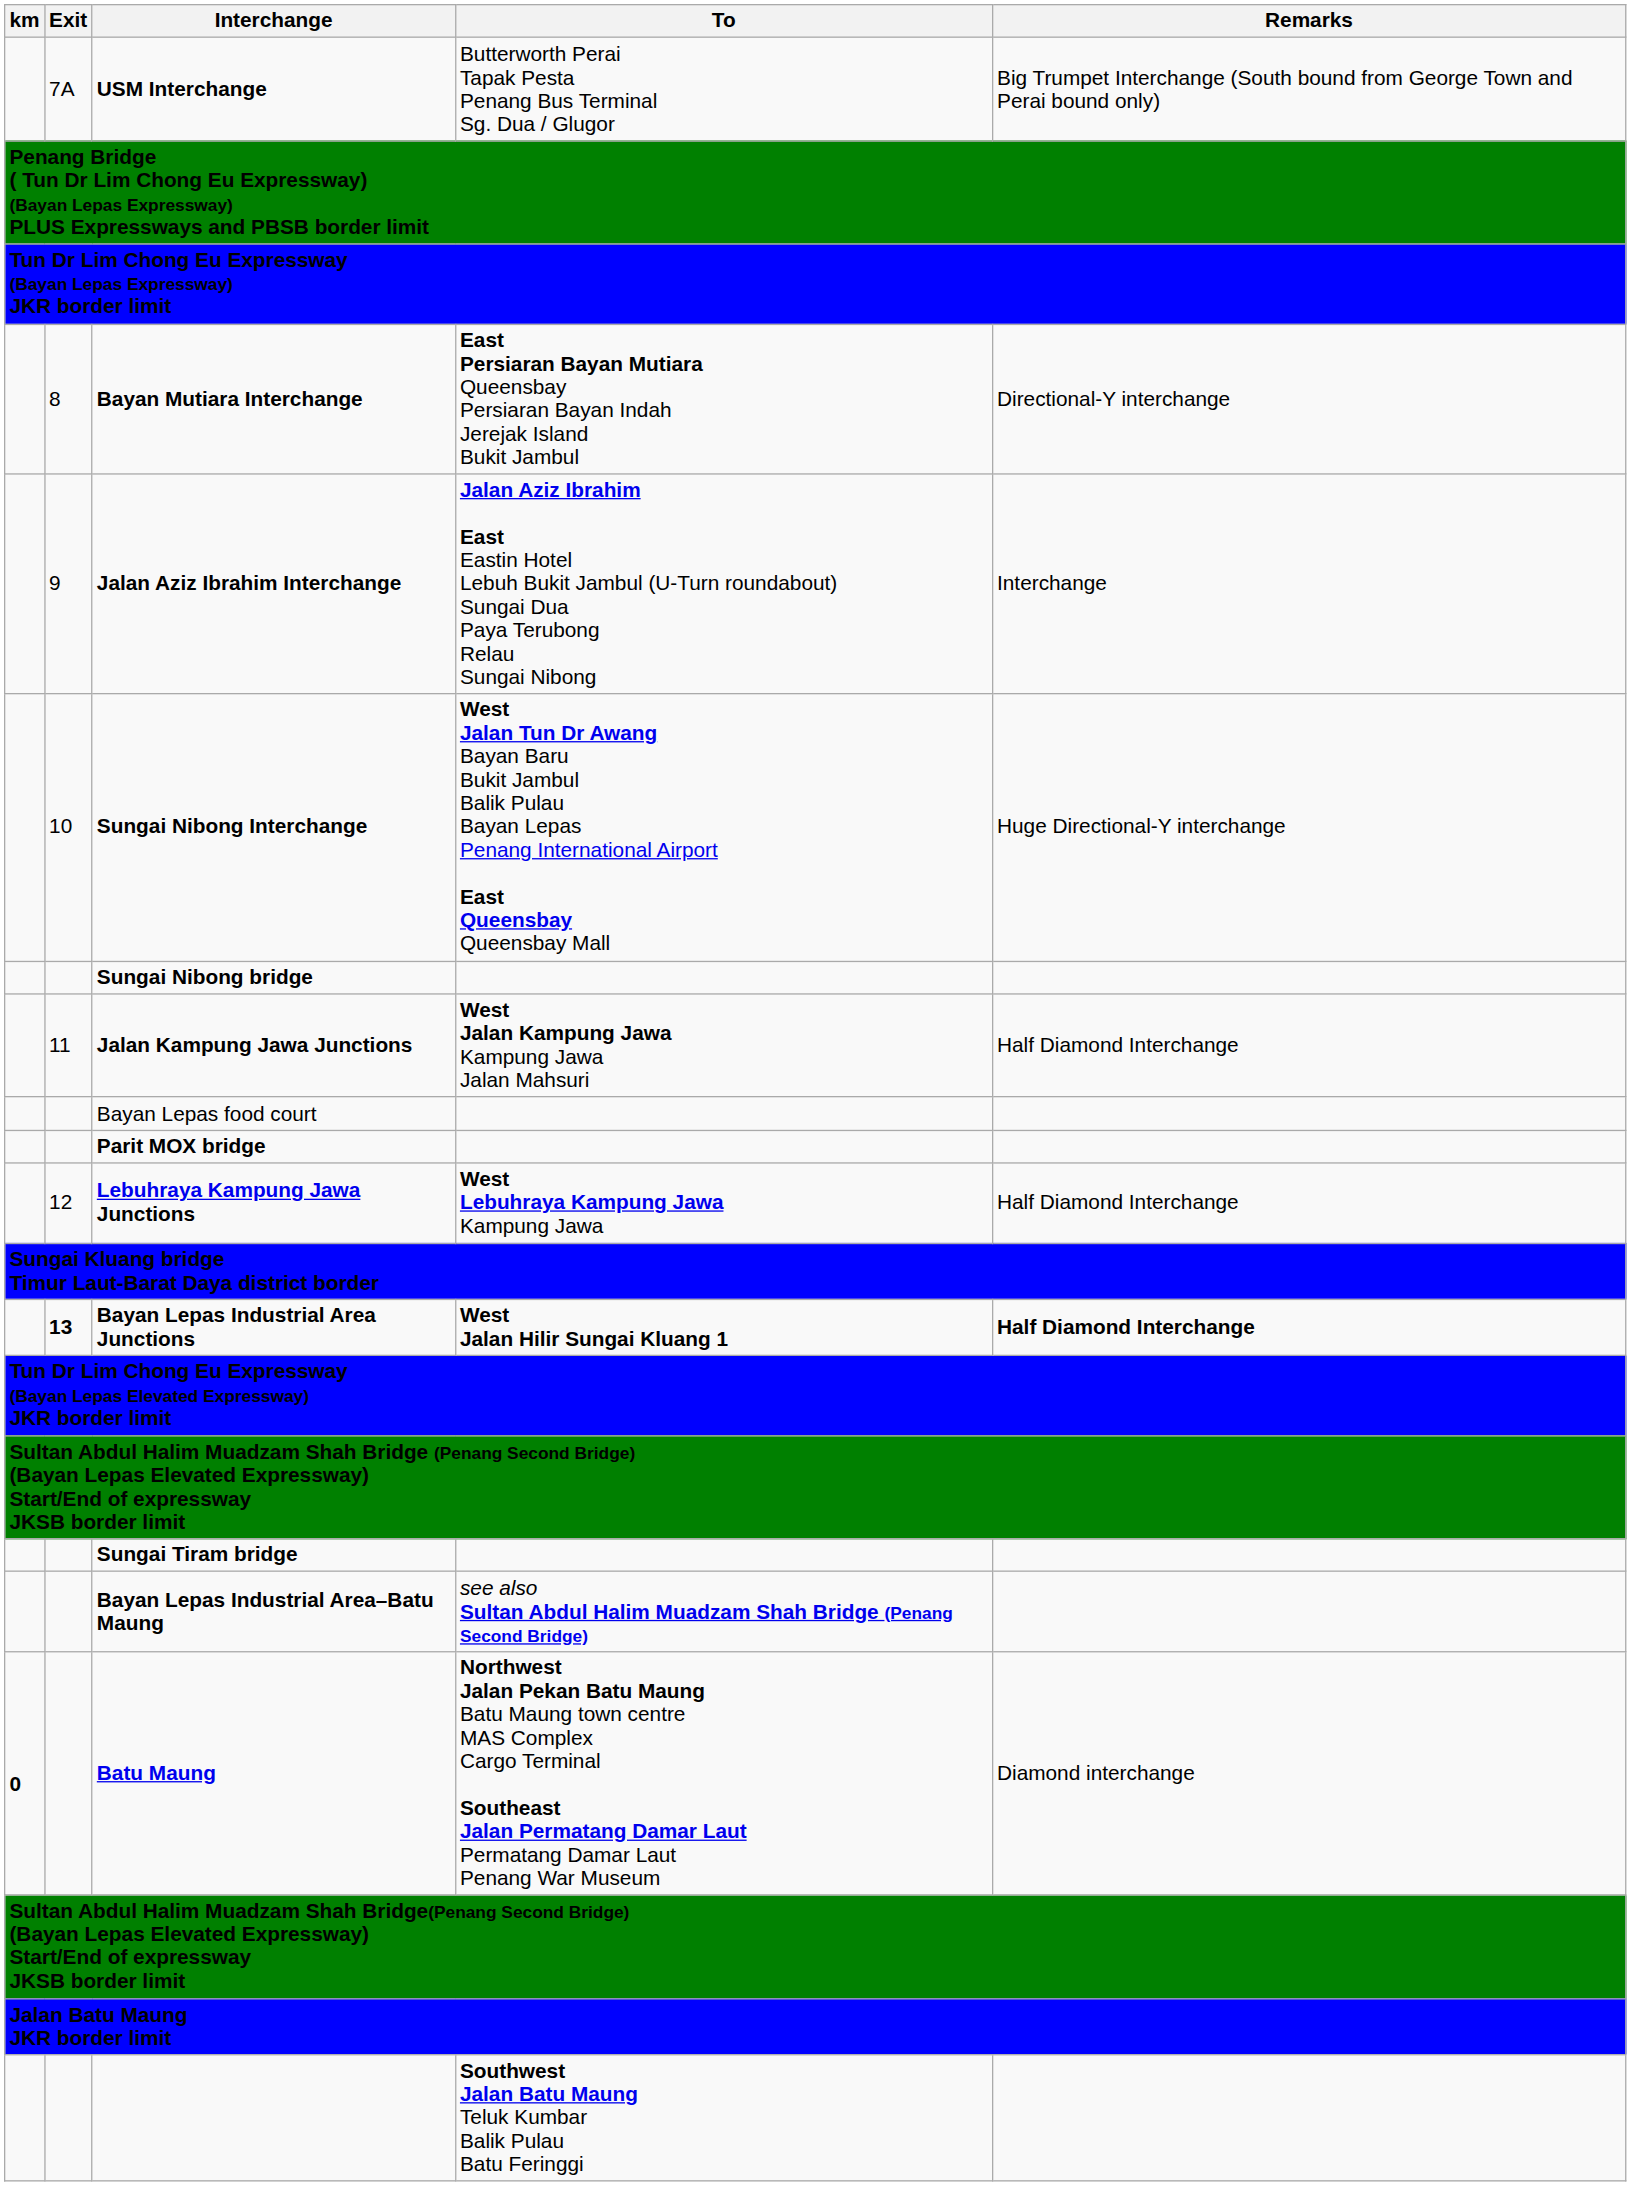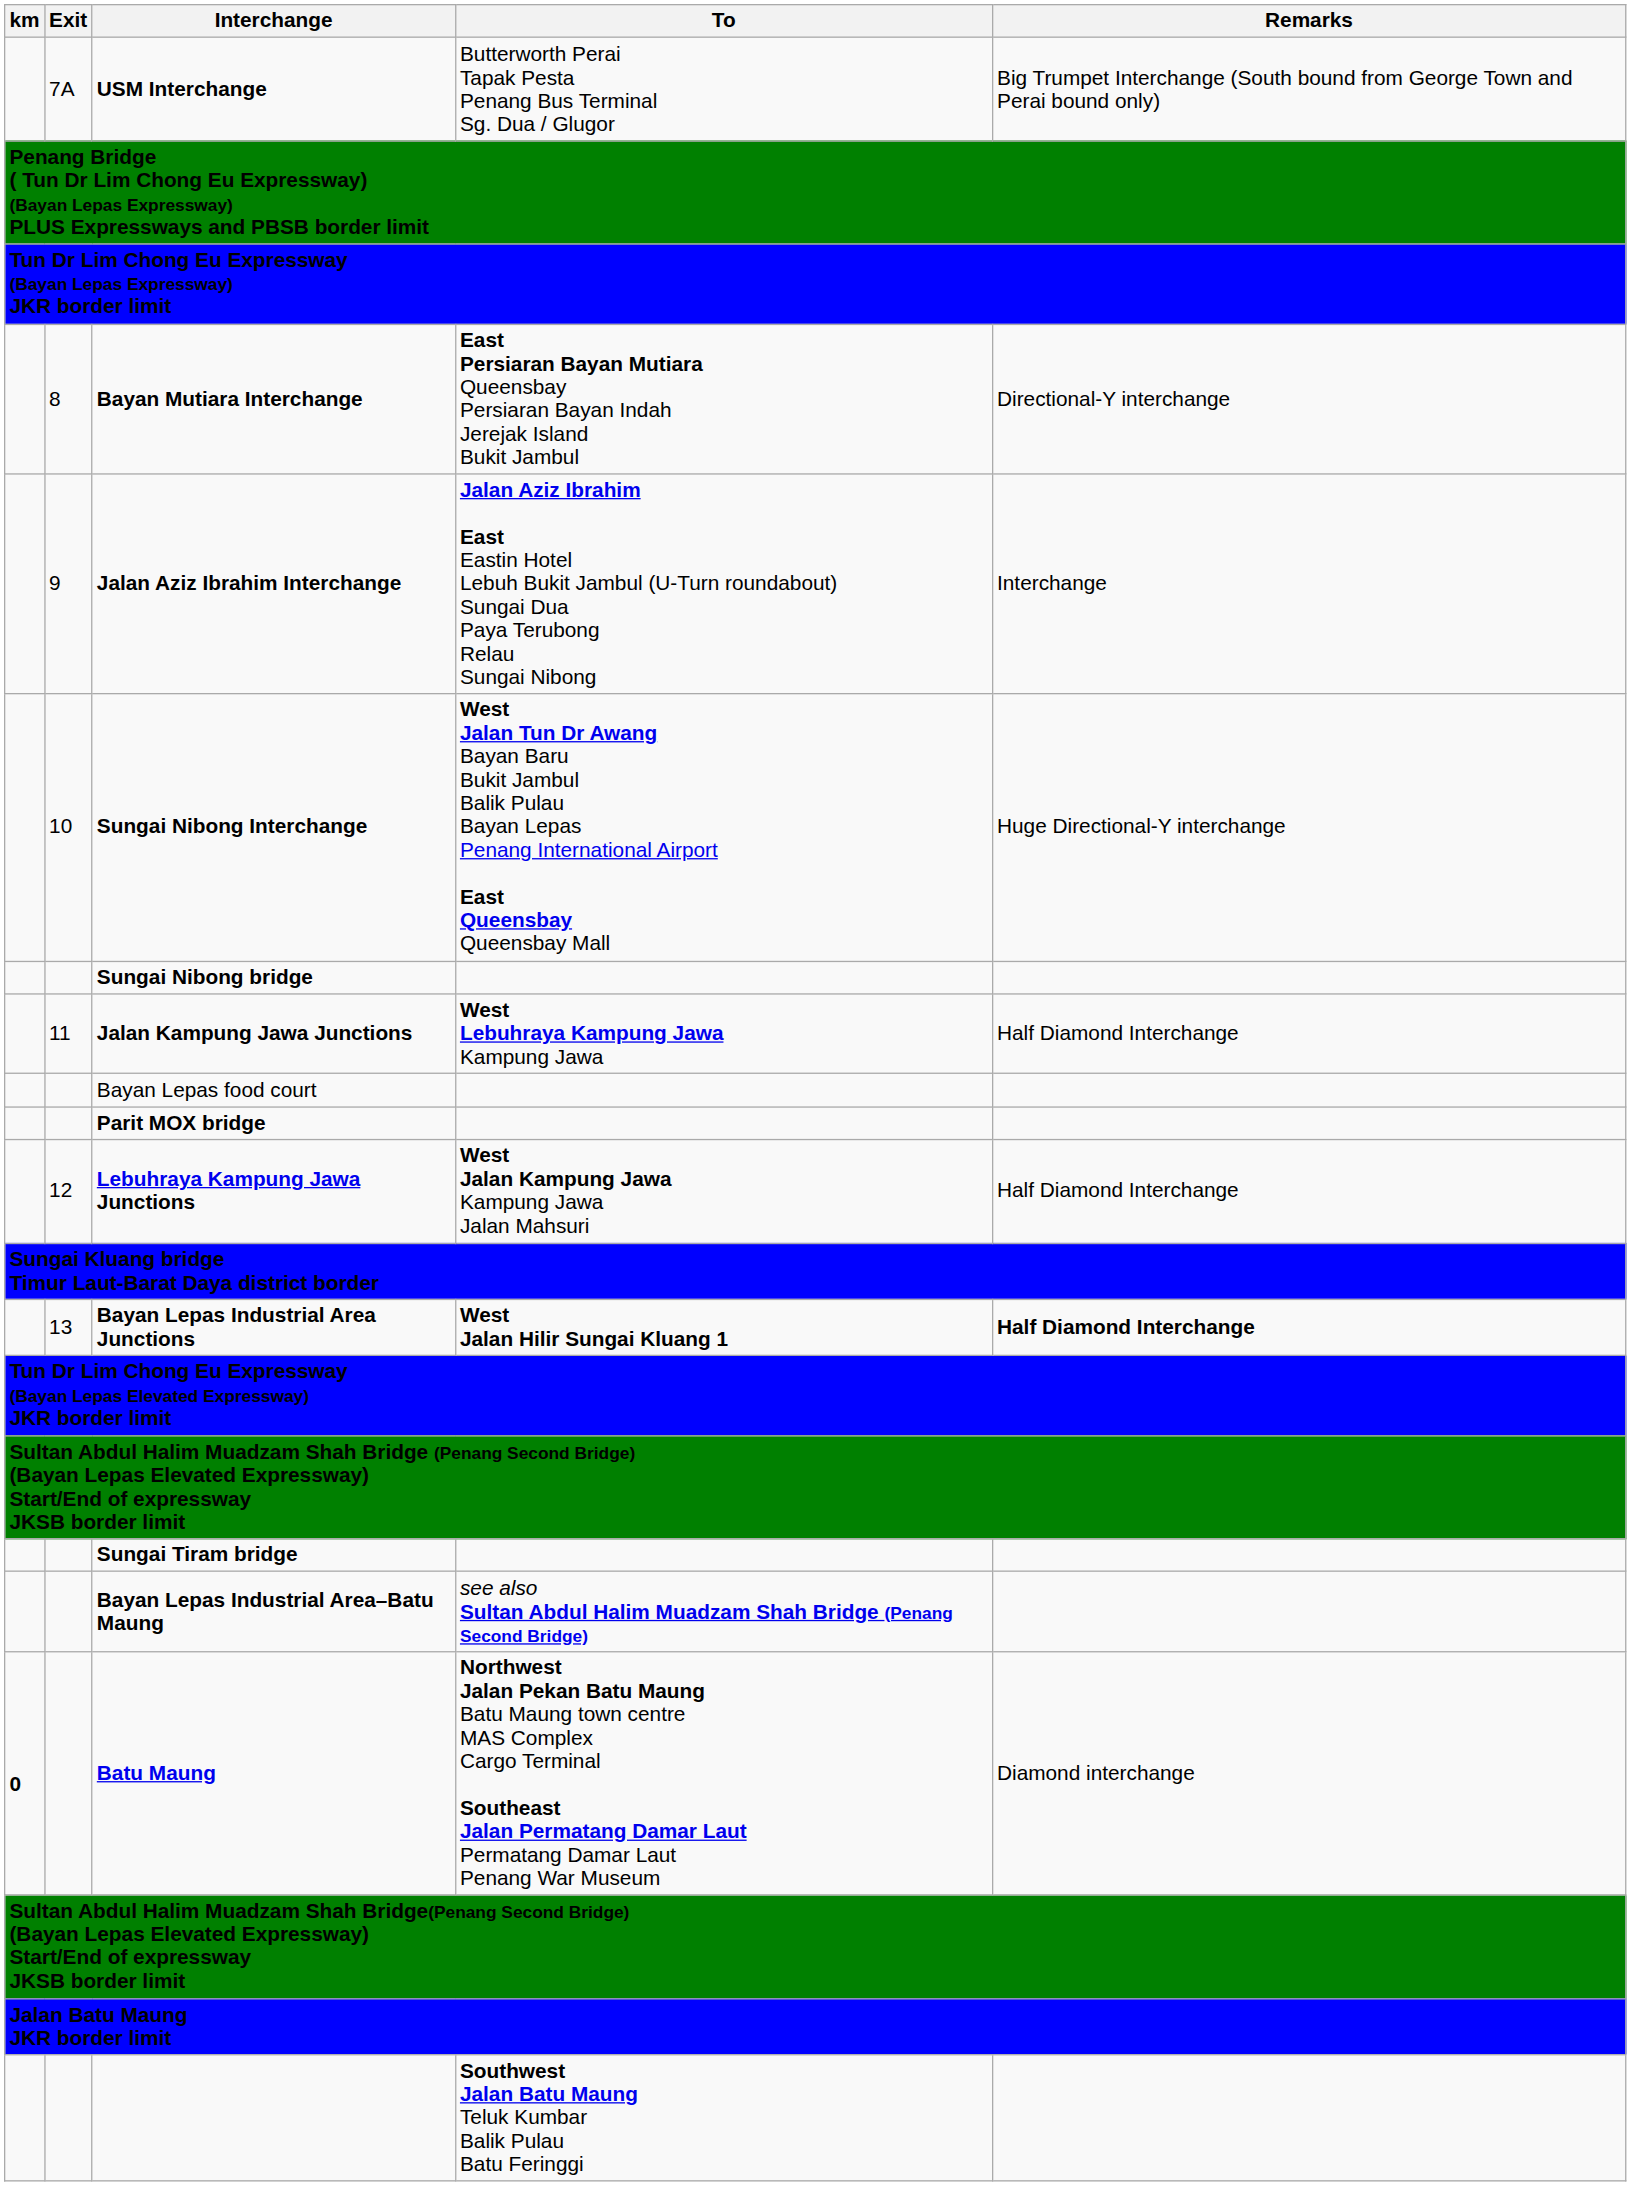(566, 1045) West Jalan Kampung Jawa Kampung Jawa Jalan Mahsuri -> (592, 1033) West Lebuhraya Kampung Jawa Kampung Jawa
(592, 1202) West Lebuhraya Kampung Jawa Kampung Jawa -> (566, 1191) West Jalan Kampung Jawa Kampung Jawa Jalan Mahsuri
(61, 1327) bold -> (61, 1327) normal
